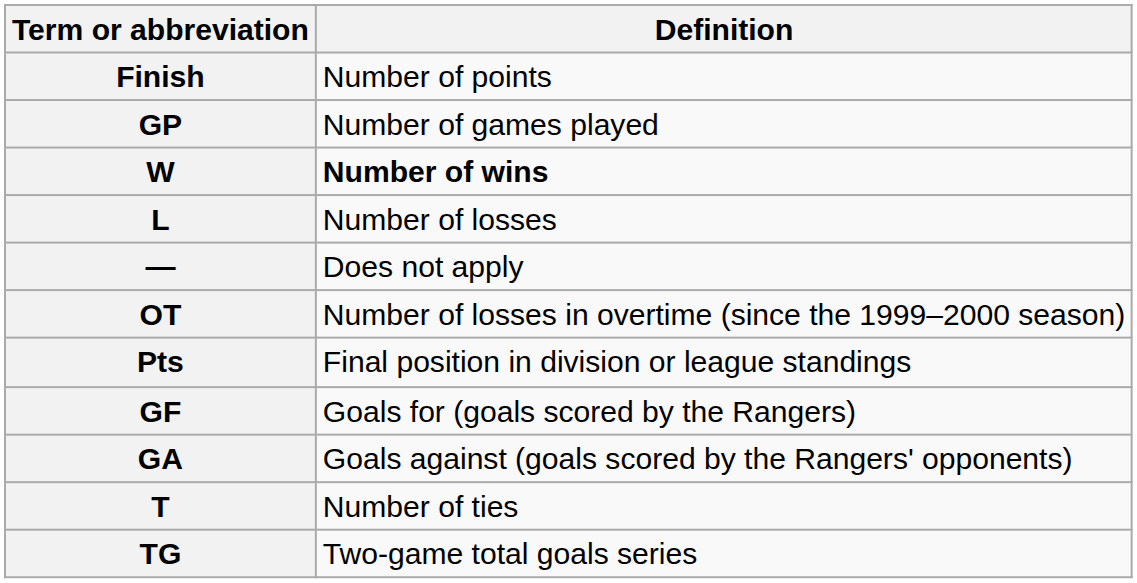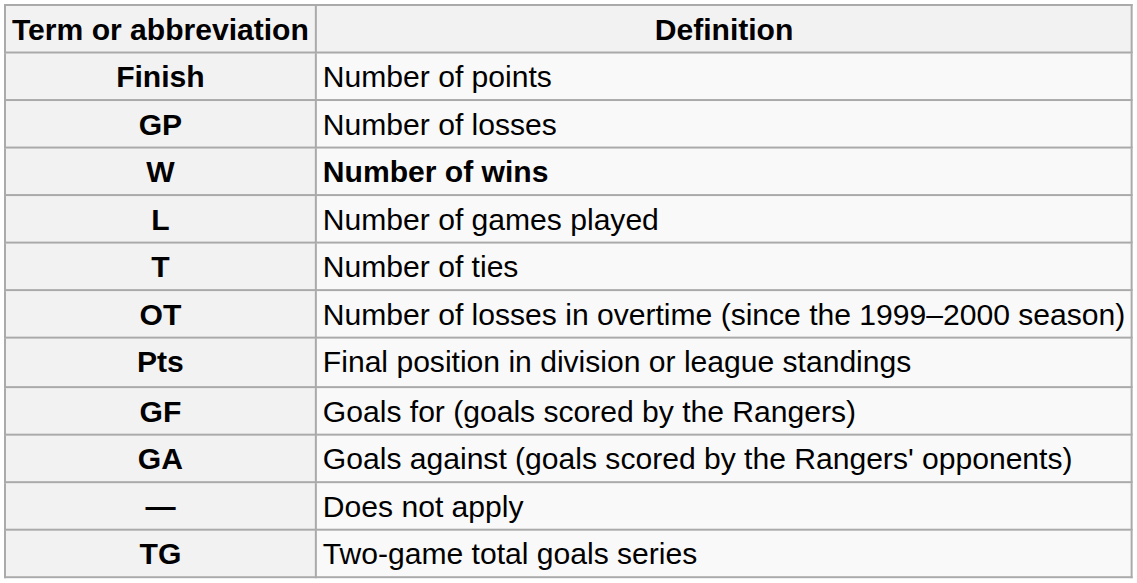(491, 124) Number of games played -> (440, 124) Number of losses
(440, 220) Number of losses -> (491, 220) Number of games played
rows swapped: (160, 505) <-> (160, 267)
